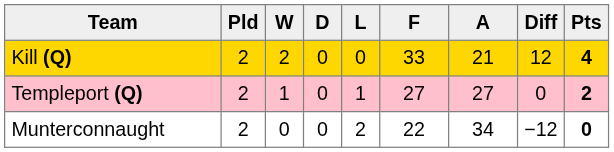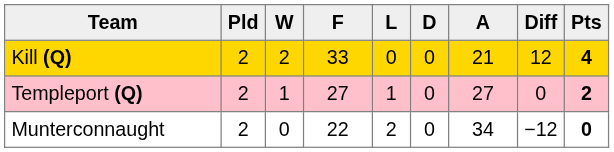columns swapped: (322, 22) <-> (414, 22)
